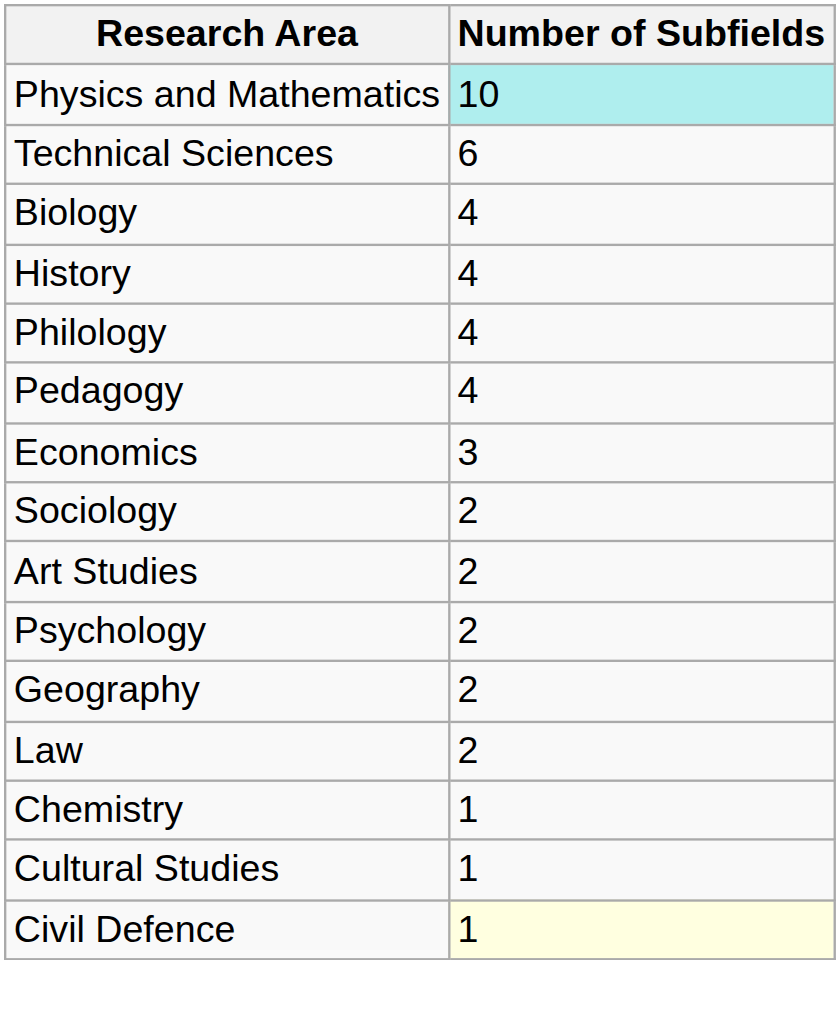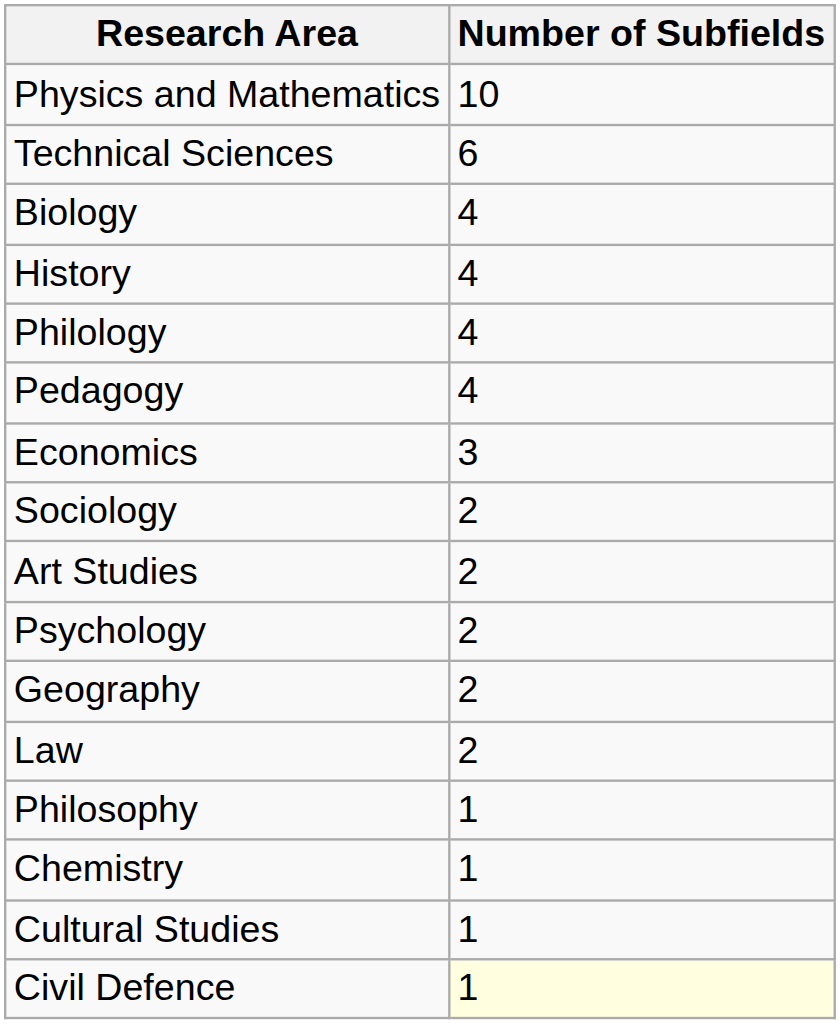(478, 93) paleturquoise background -> (478, 93) no background
+ row: (106, 809)
